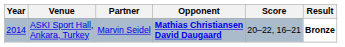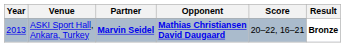(16, 30) 2014 -> (16, 30) 2013
(124, 30) normal -> (126, 30) bold
